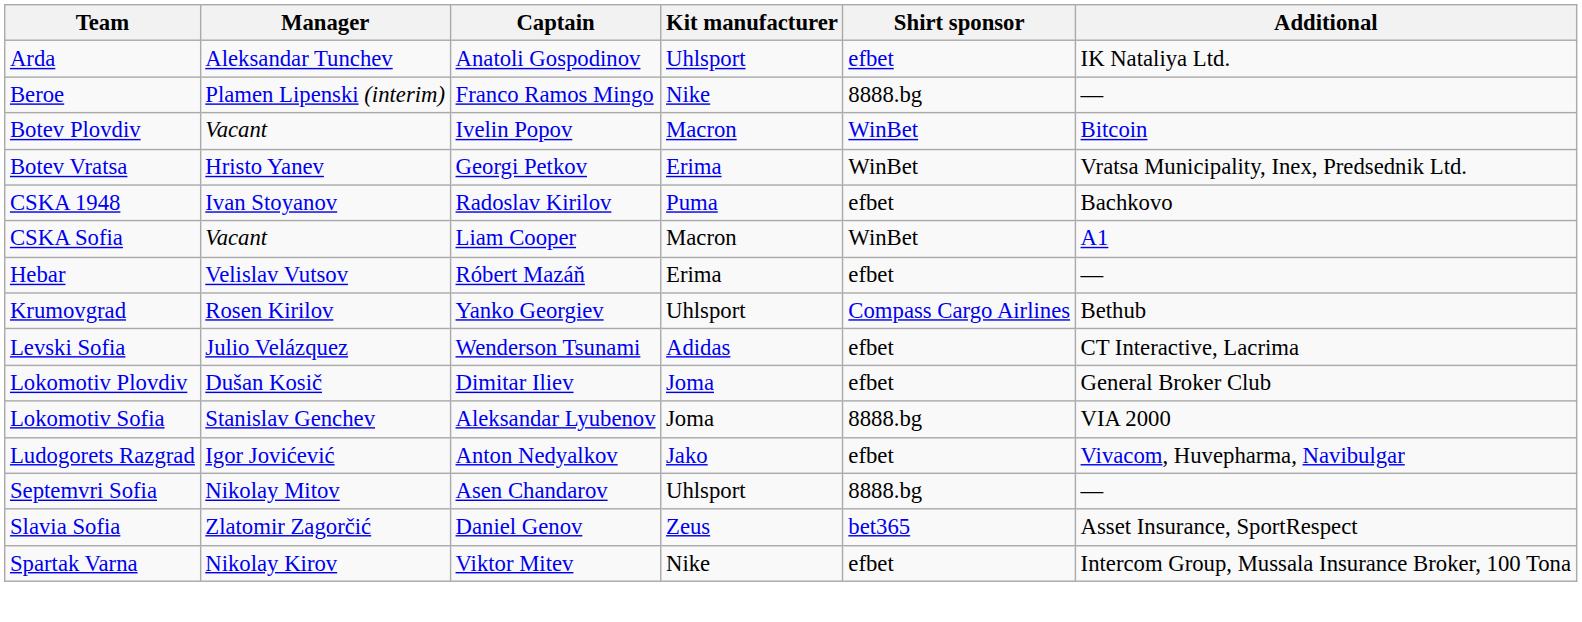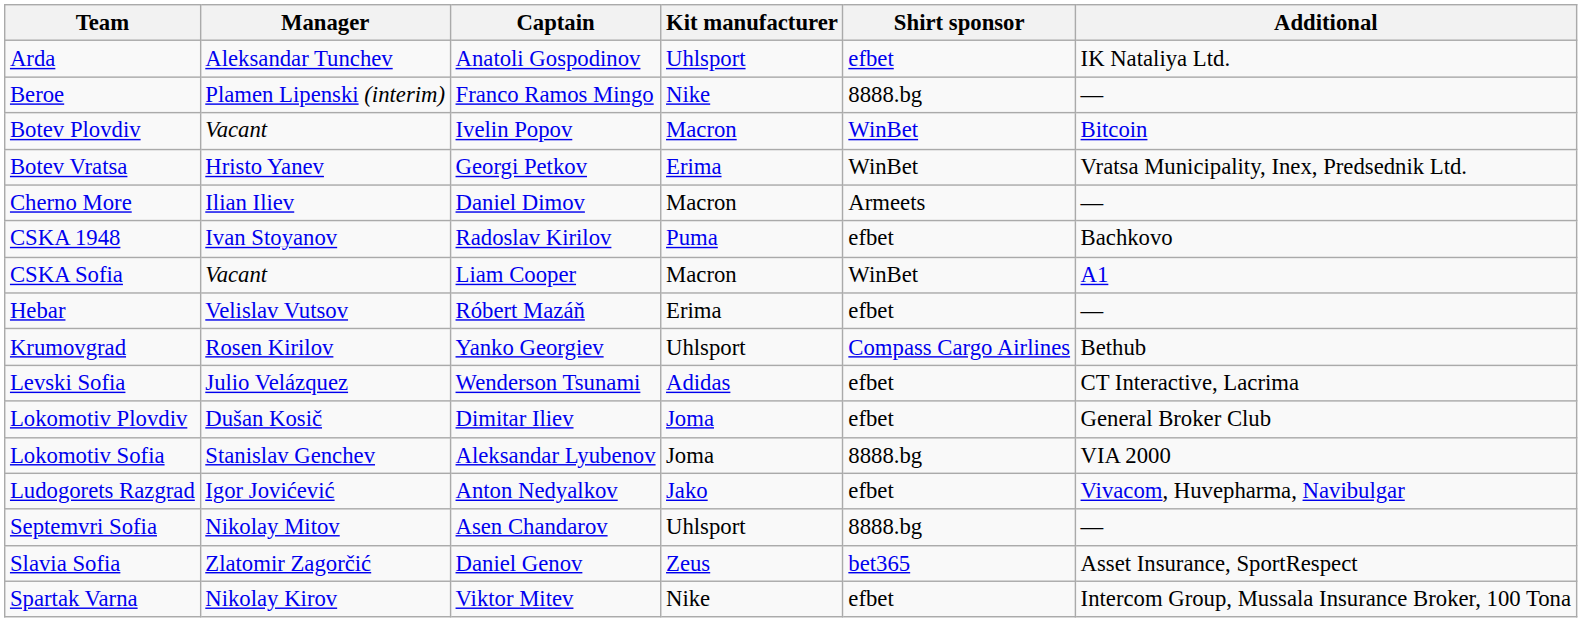+ row: (71, 202)
